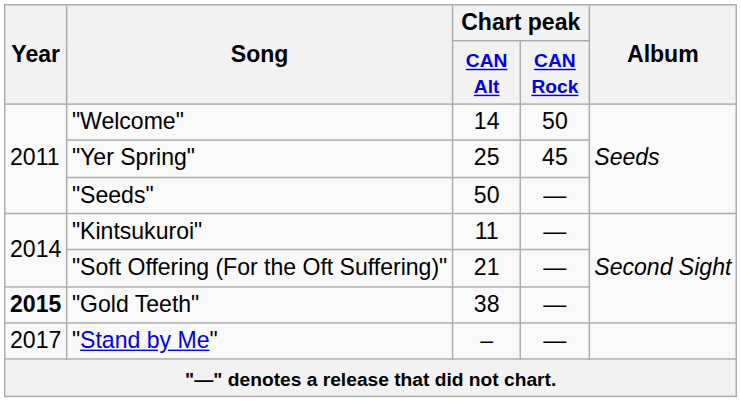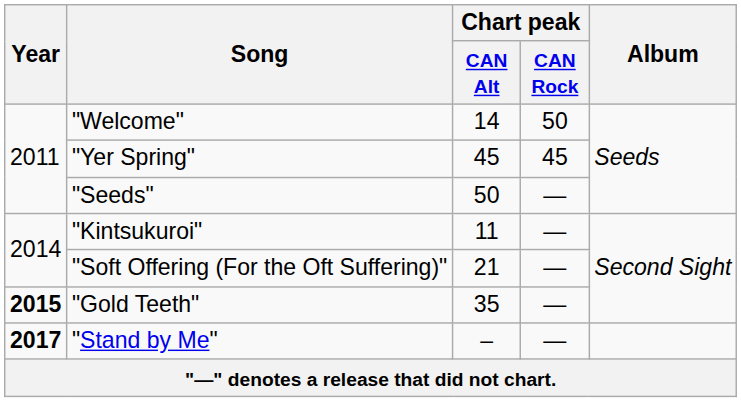(487, 158) 25 -> (487, 158) 45
(487, 304) 38 -> (487, 304) 35
(36, 341) normal -> (36, 341) bold
